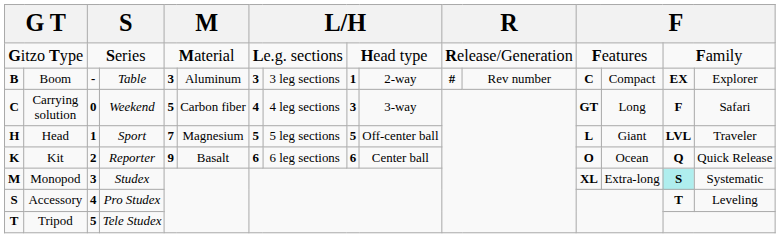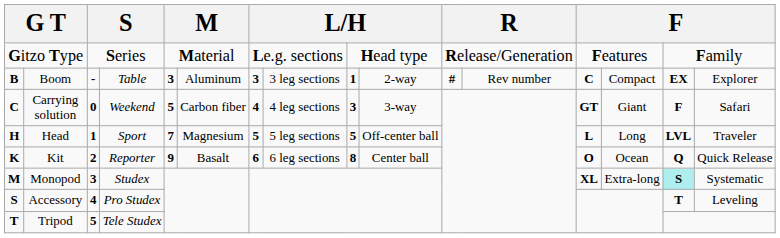(632, 107) Long -> (632, 107) Giant
(632, 136) Giant -> (632, 136) Long
(353, 157) 6 -> (353, 157) 8
